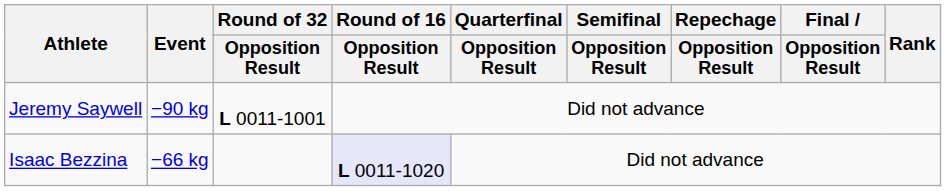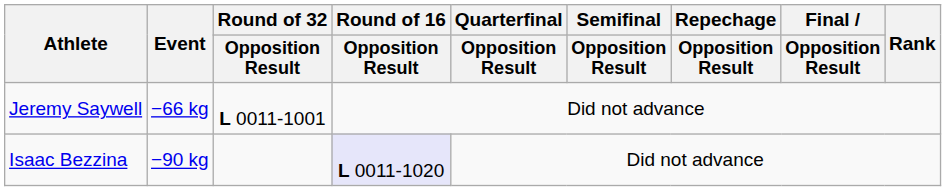(180, 109) −90 kg -> (180, 109) −66 kg
(180, 160) −66 kg -> (180, 160) −90 kg
